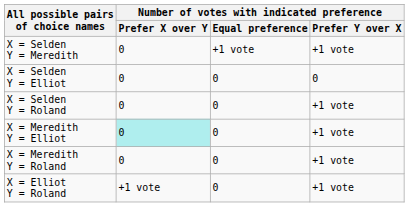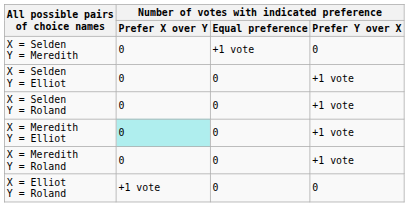(333, 50) +1 vote -> (315, 50) 0
(315, 78) 0 -> (333, 78) +1 vote
(333, 188) +1 vote -> (315, 188) 0
